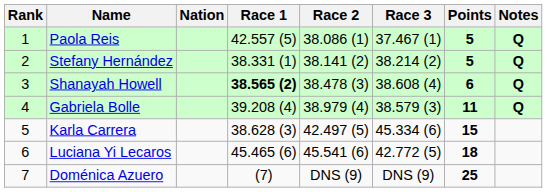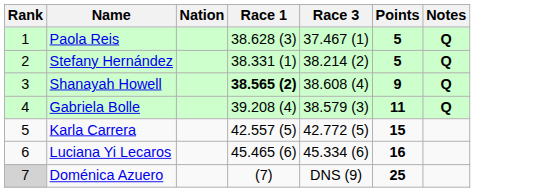- column: (336, 15)
(264, 38) 42.557 (5) -> (264, 38) 38.628 (3)
(470, 84) 6 -> (398, 84) 9
(264, 130) 38.628 (3) -> (264, 130) 42.557 (5)
(408, 130) 45.334 (6) -> (336, 130) 42.772 (5)
(408, 152) 42.772 (5) -> (336, 152) 45.334 (6)
(470, 152) 18 -> (398, 152) 16
(25, 175) no background -> (25, 175) lightgrey background
